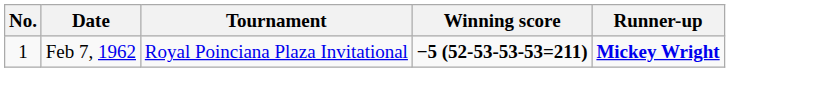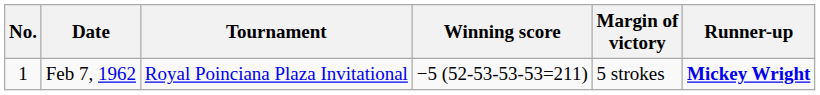+ column: (637, 31)
(502, 51) bold -> (502, 74) normal
